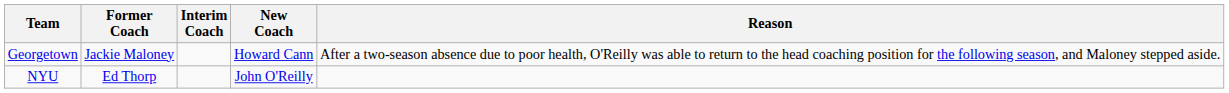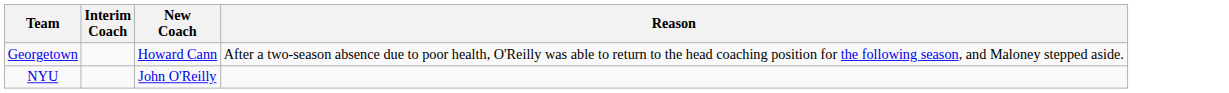- column: (129, 23)
